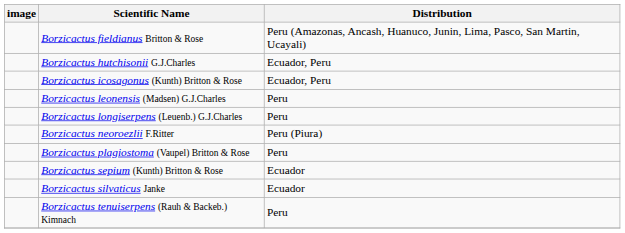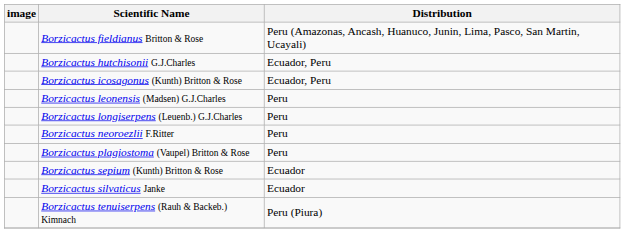(295, 134) Peru (Piura) -> (277, 134) Peru
(277, 212) Peru -> (295, 212) Peru (Piura)
